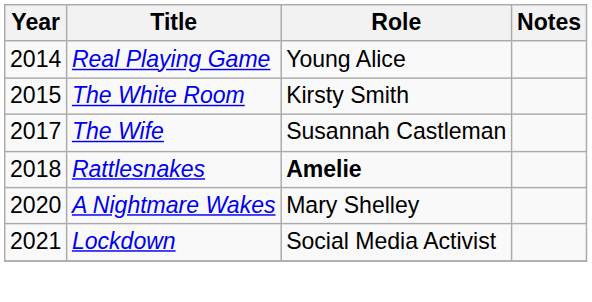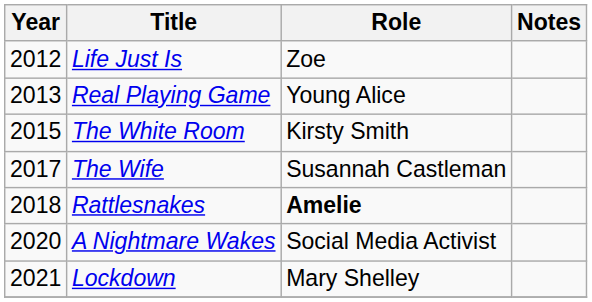+ row: (127, 59)
(36, 59) 2014 -> (36, 95) 2013
(353, 205) Mary Shelley -> (391, 242) Social Media Activist
(391, 242) Social Media Activist -> (353, 278) Mary Shelley
